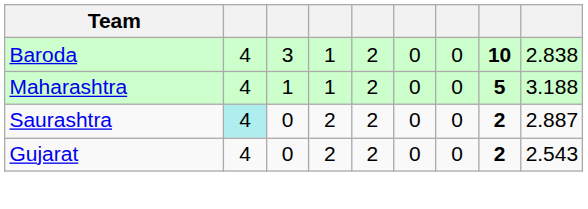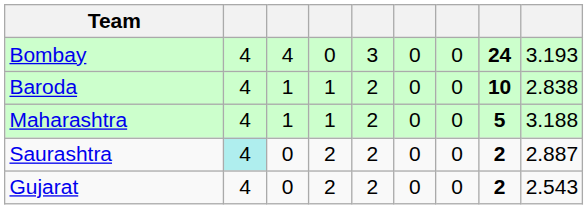+ row: (48, 54)
(288, 54) 3 -> (288, 87) 1
